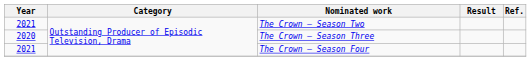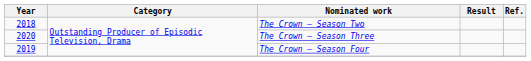(26, 24) 2021 -> (26, 24) 2018
(26, 50) 2021 -> (26, 50) 2019
